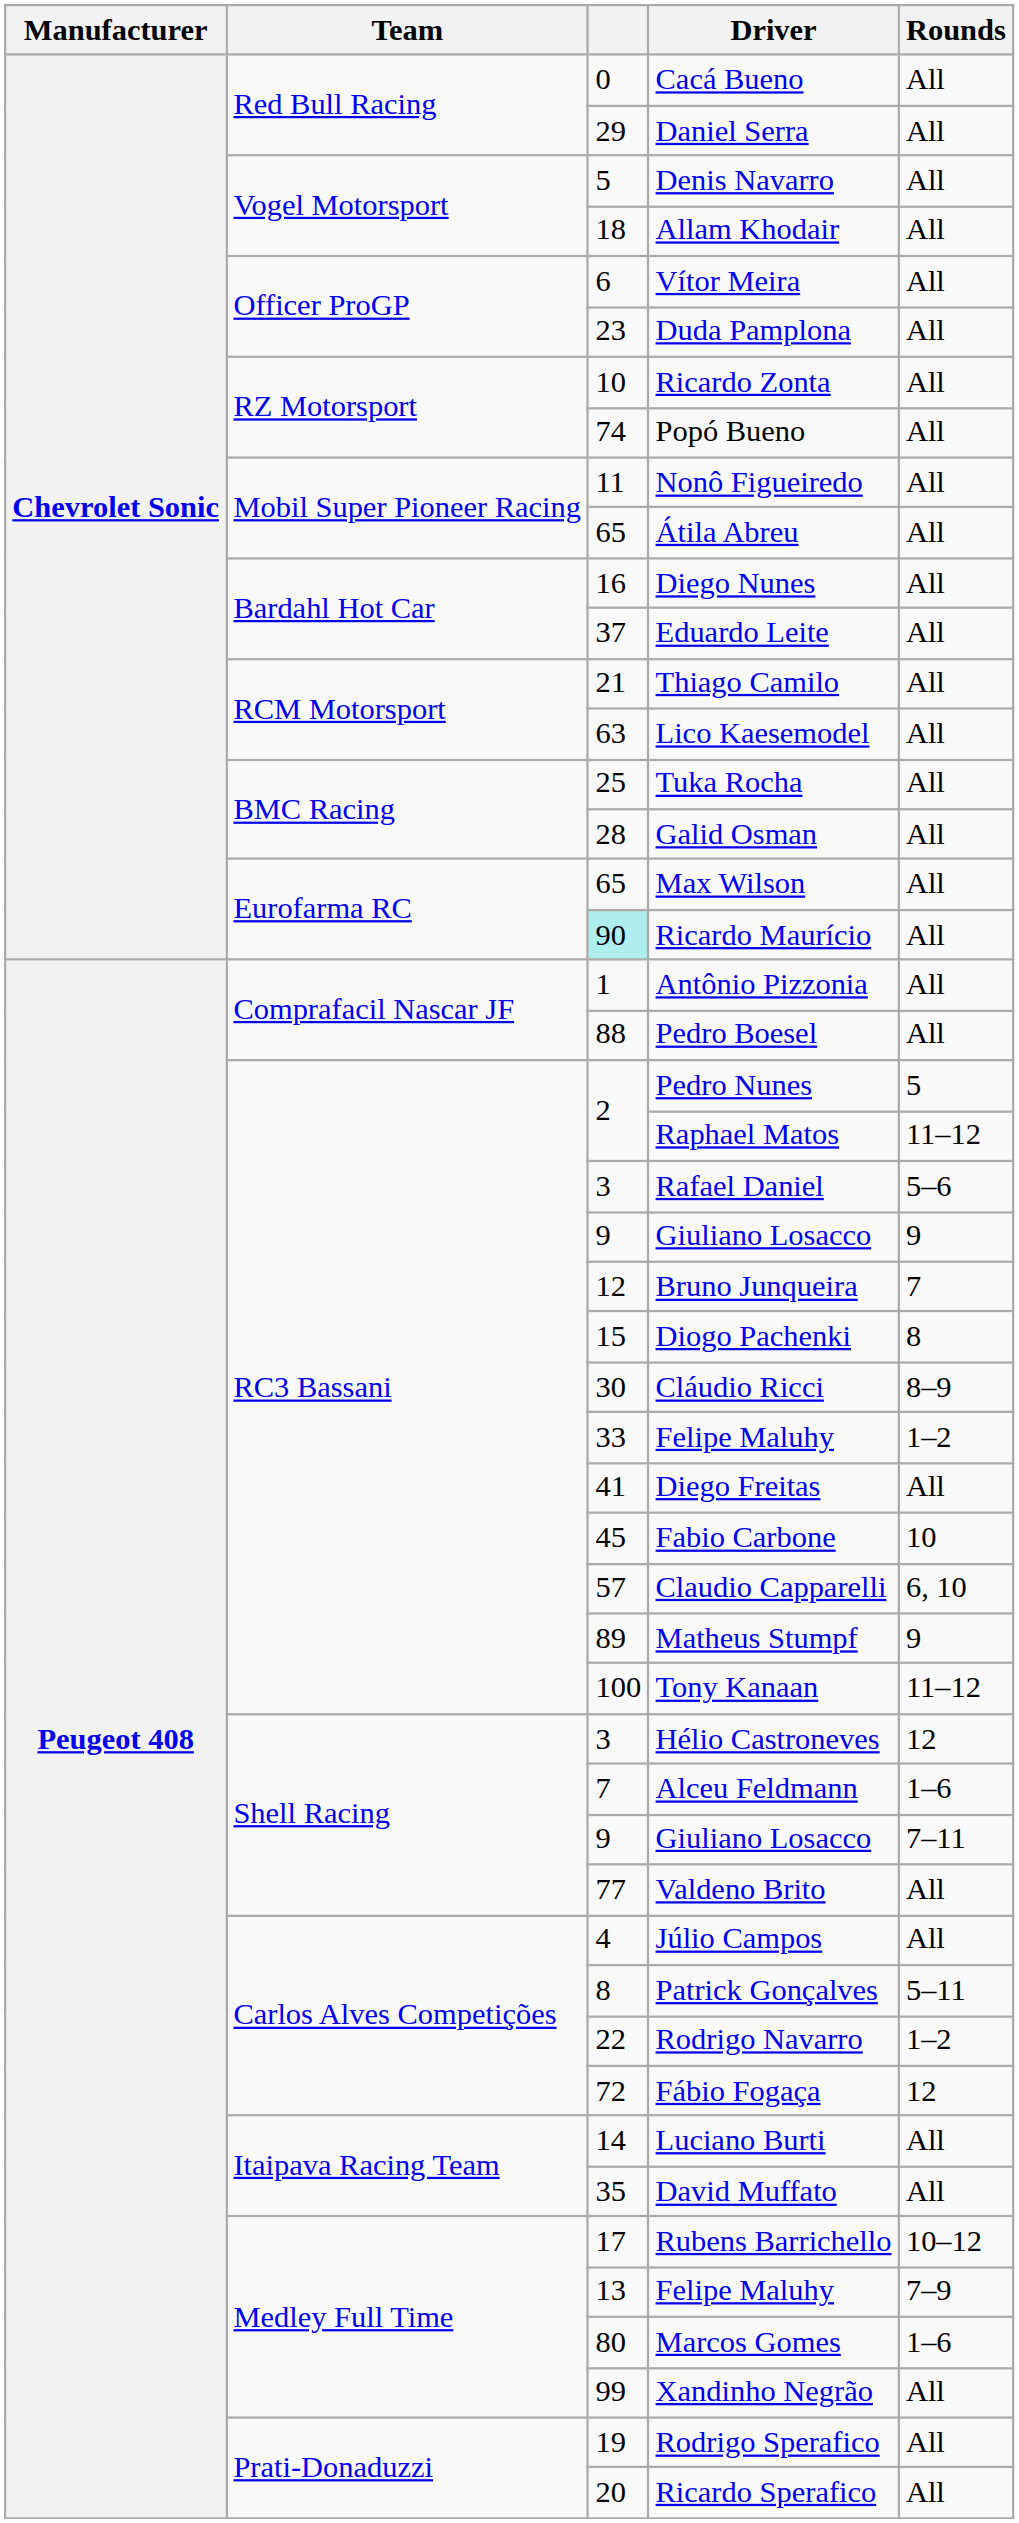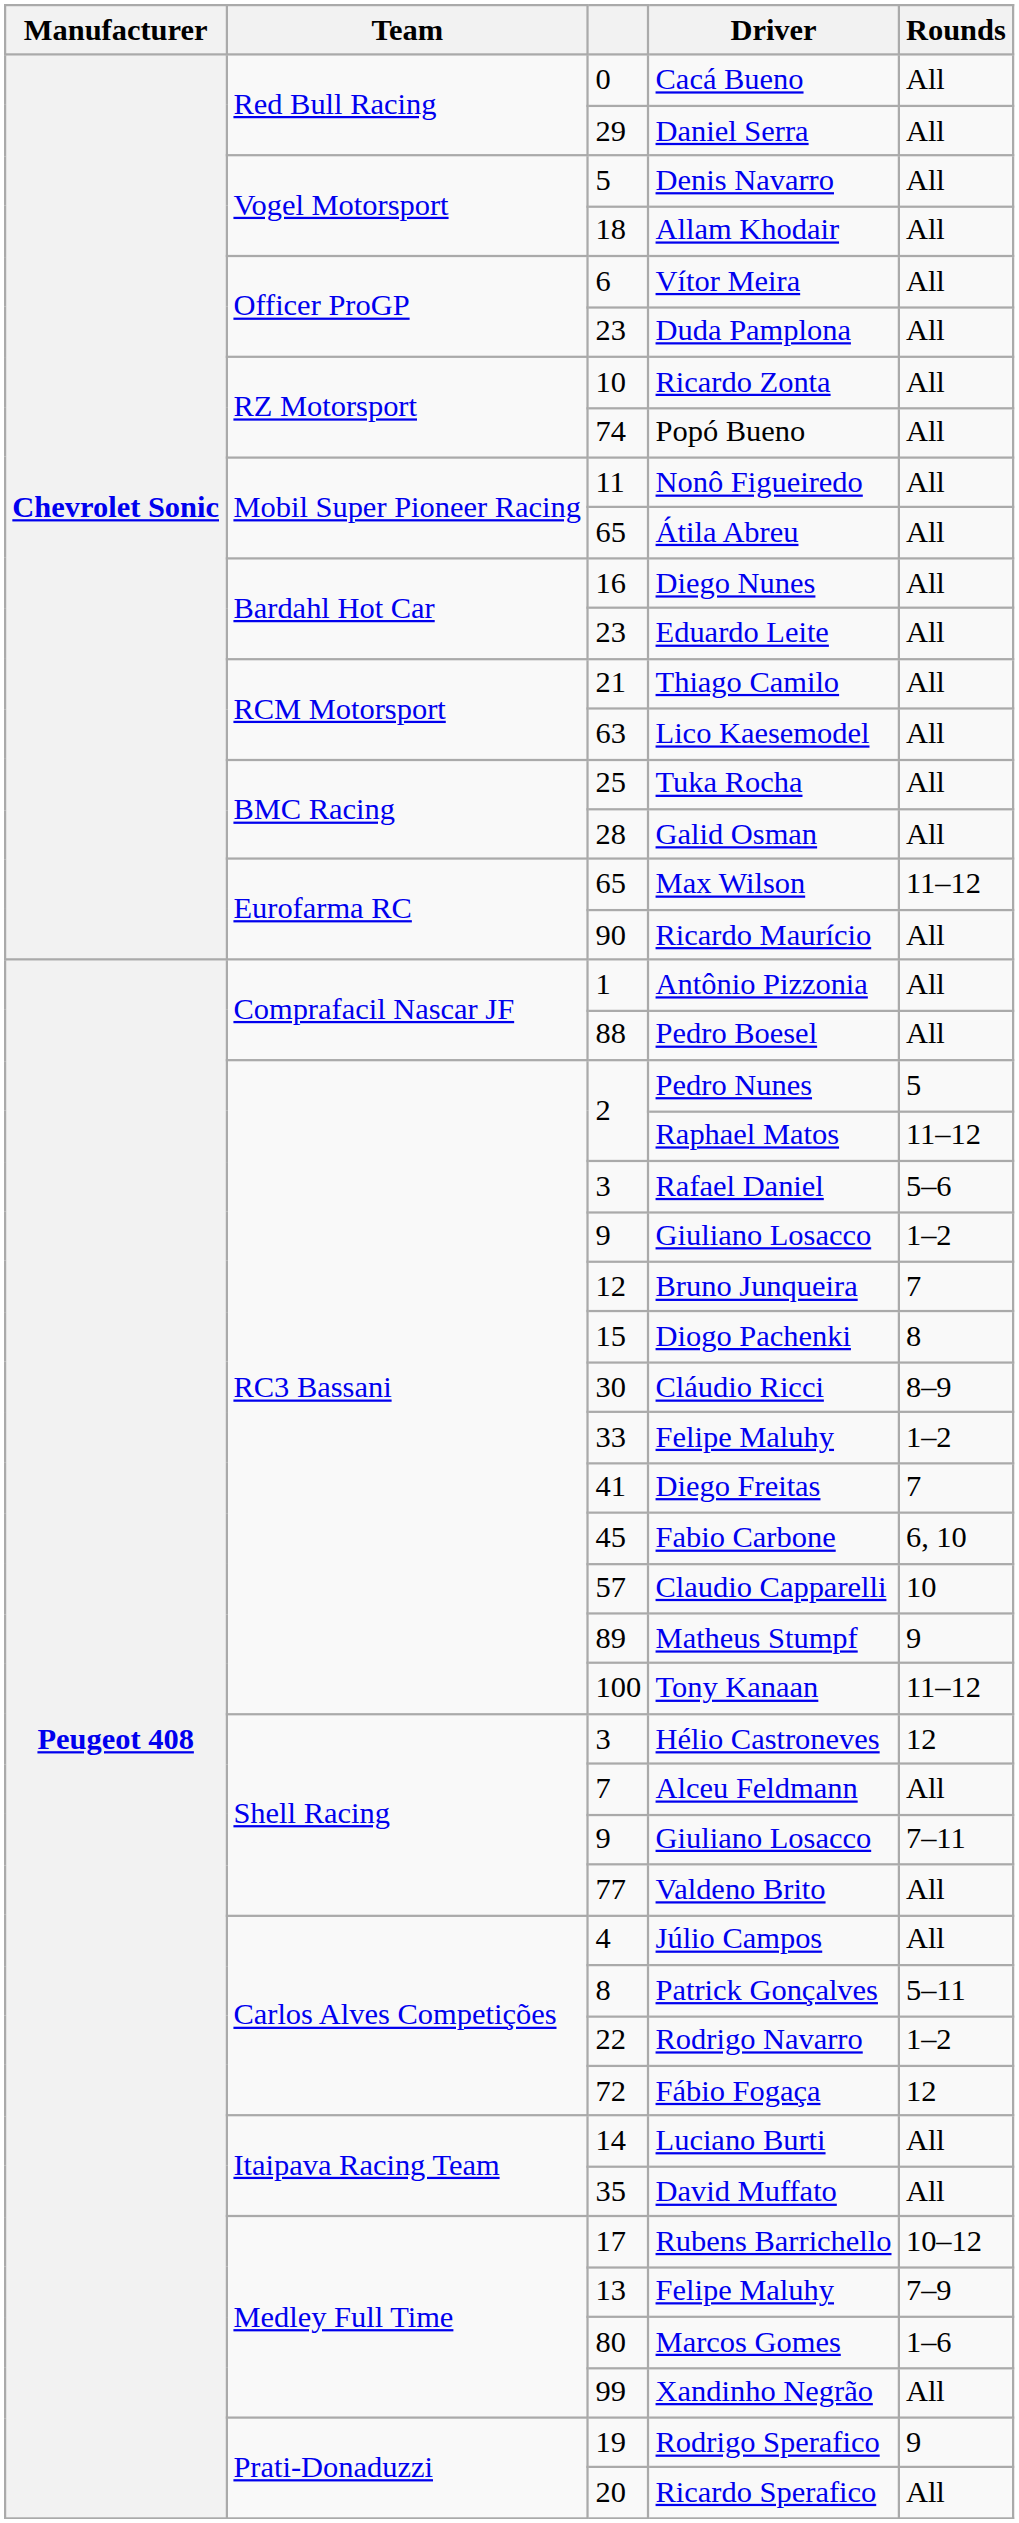(611, 632) 37 -> (611, 632) 23
(925, 883) All -> (943, 883) 11–12
(611, 933) paleturquoise background -> (611, 933) no background
(914, 1235) 9 -> (929, 1235) 1–2
(925, 1486) All -> (914, 1486) 7
(921, 1537) 10 -> (936, 1537) 6, 10
(936, 1587) 6, 10 -> (921, 1587) 10
(929, 1788) 1–6 -> (925, 1788) All
(925, 2441) All -> (914, 2441) 9
